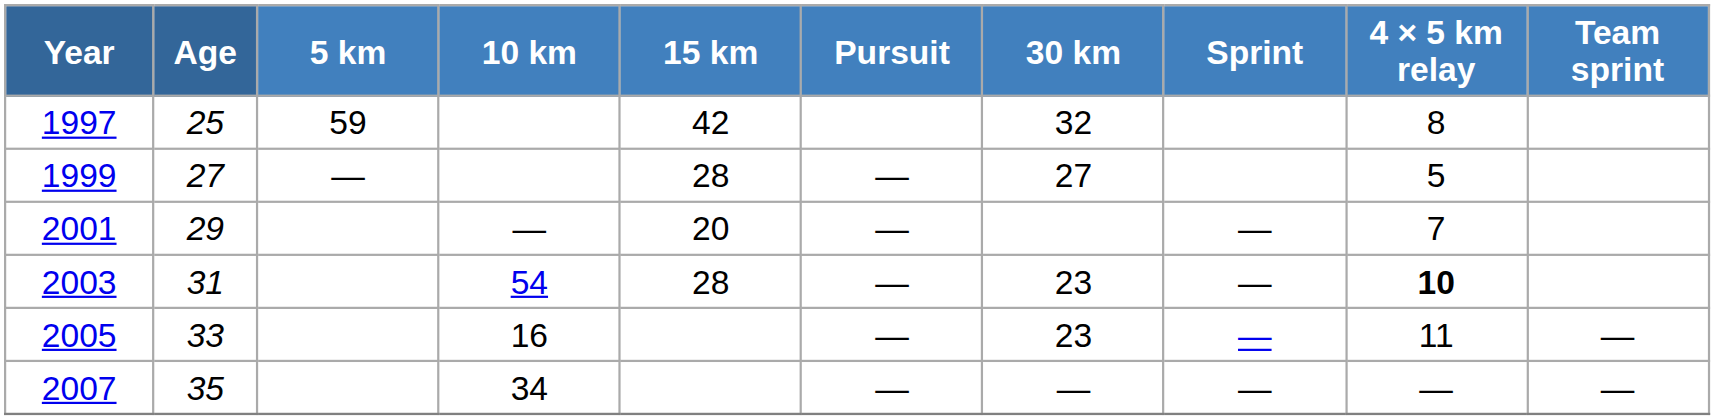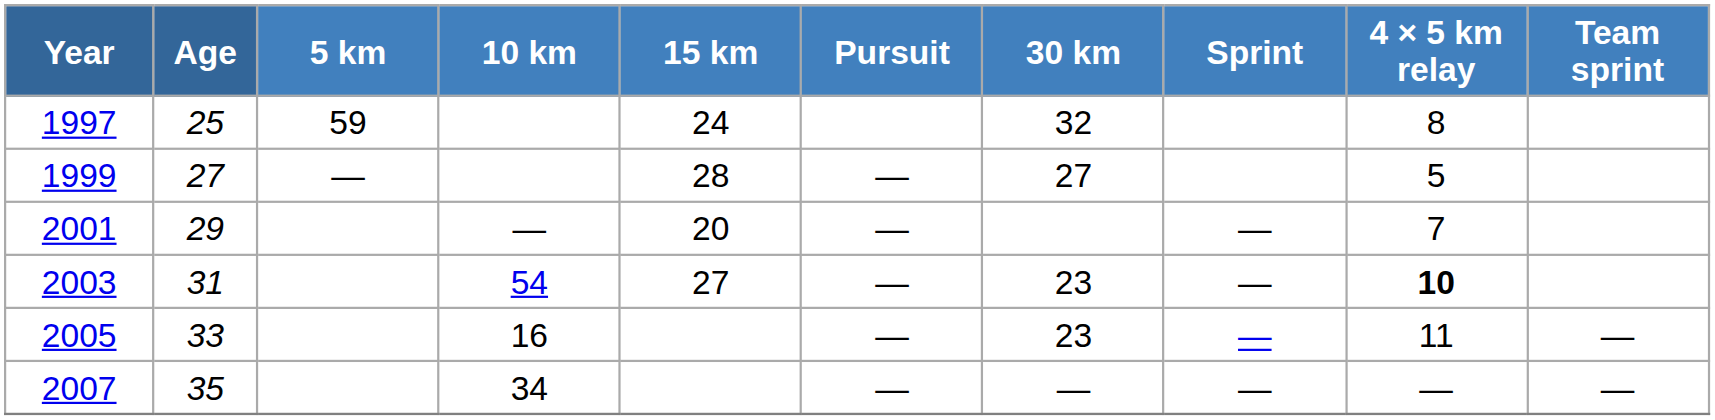(711, 123) 42 -> (711, 123) 24
(711, 282) 28 -> (711, 282) 27
